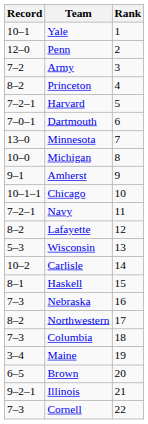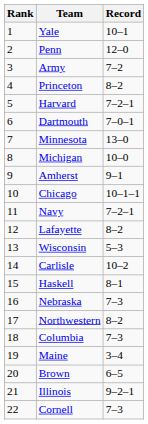columns swapped: (128, 13) <-> (25, 13)
